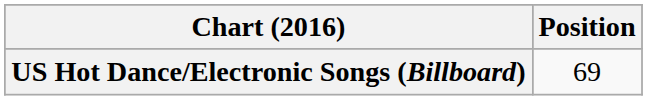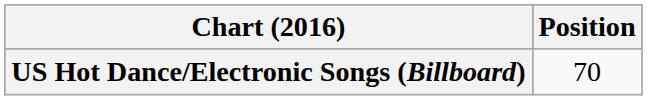(587, 71) 69 -> (587, 71) 70
